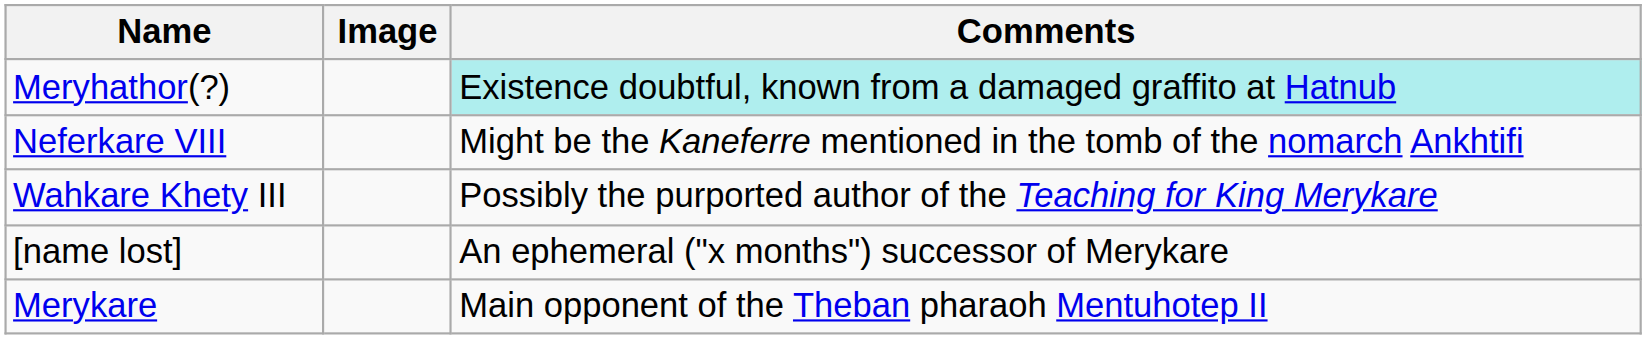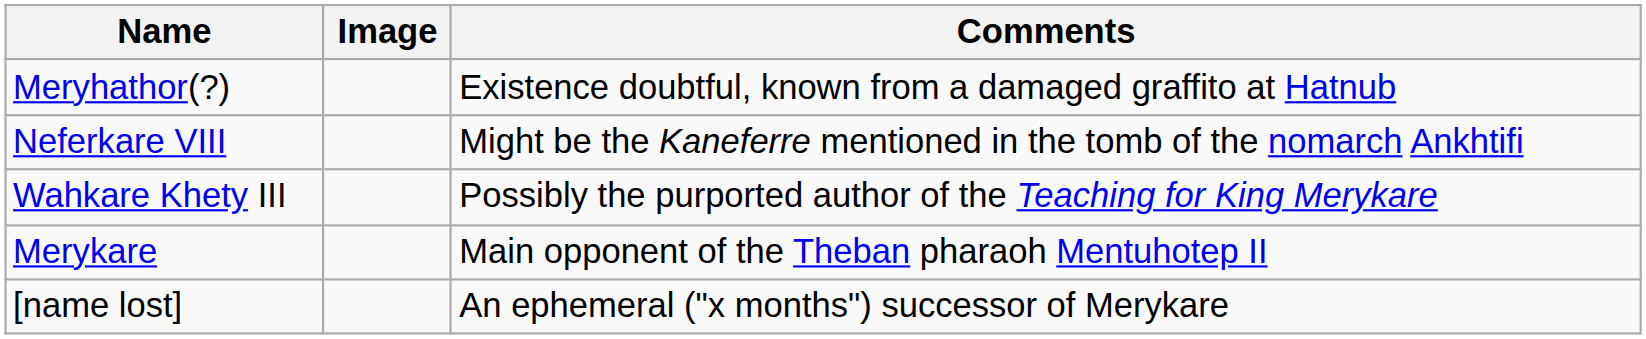(928, 86) paleturquoise background -> (928, 86) no background
rows swapped: (85, 305) <-> (98, 251)
